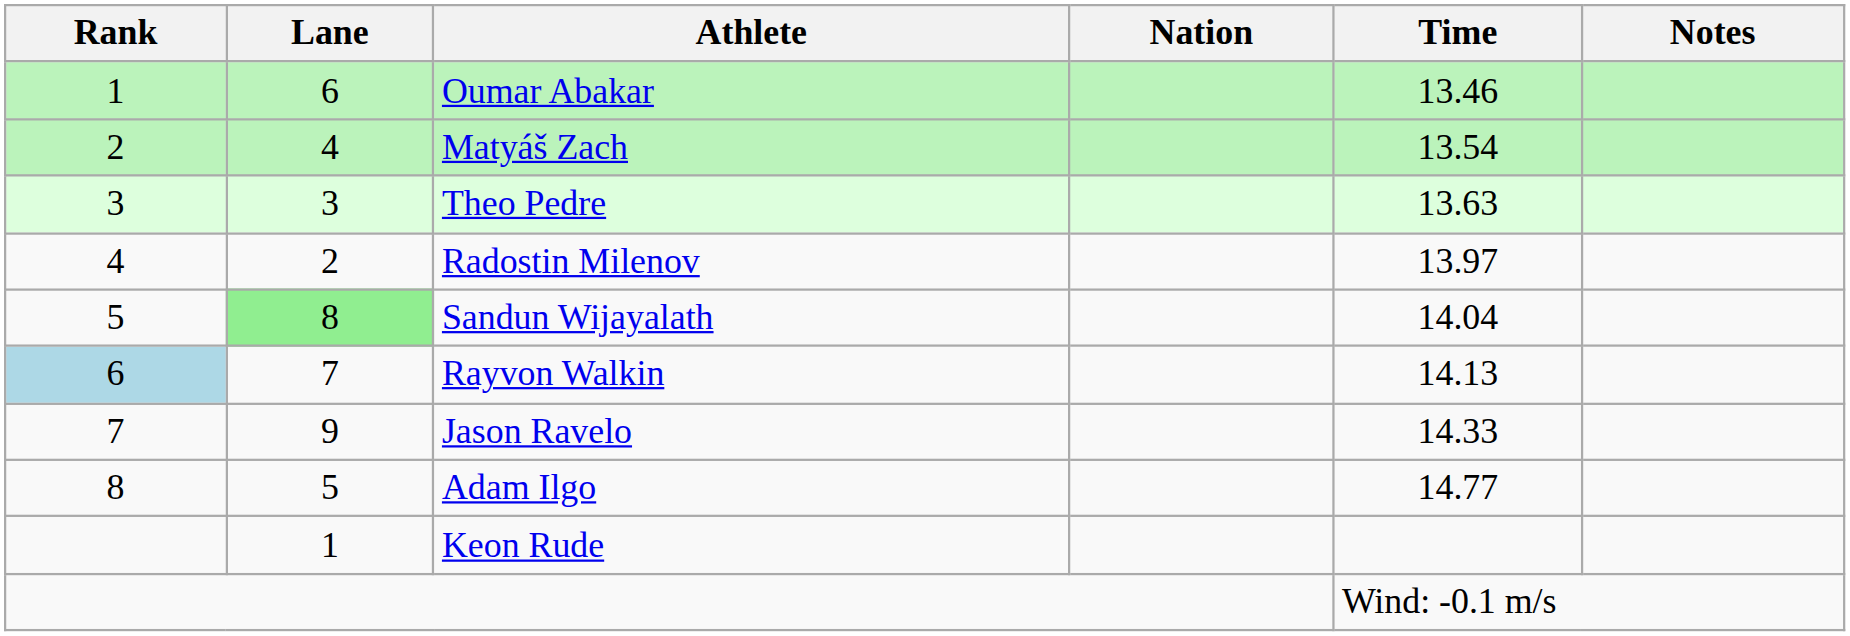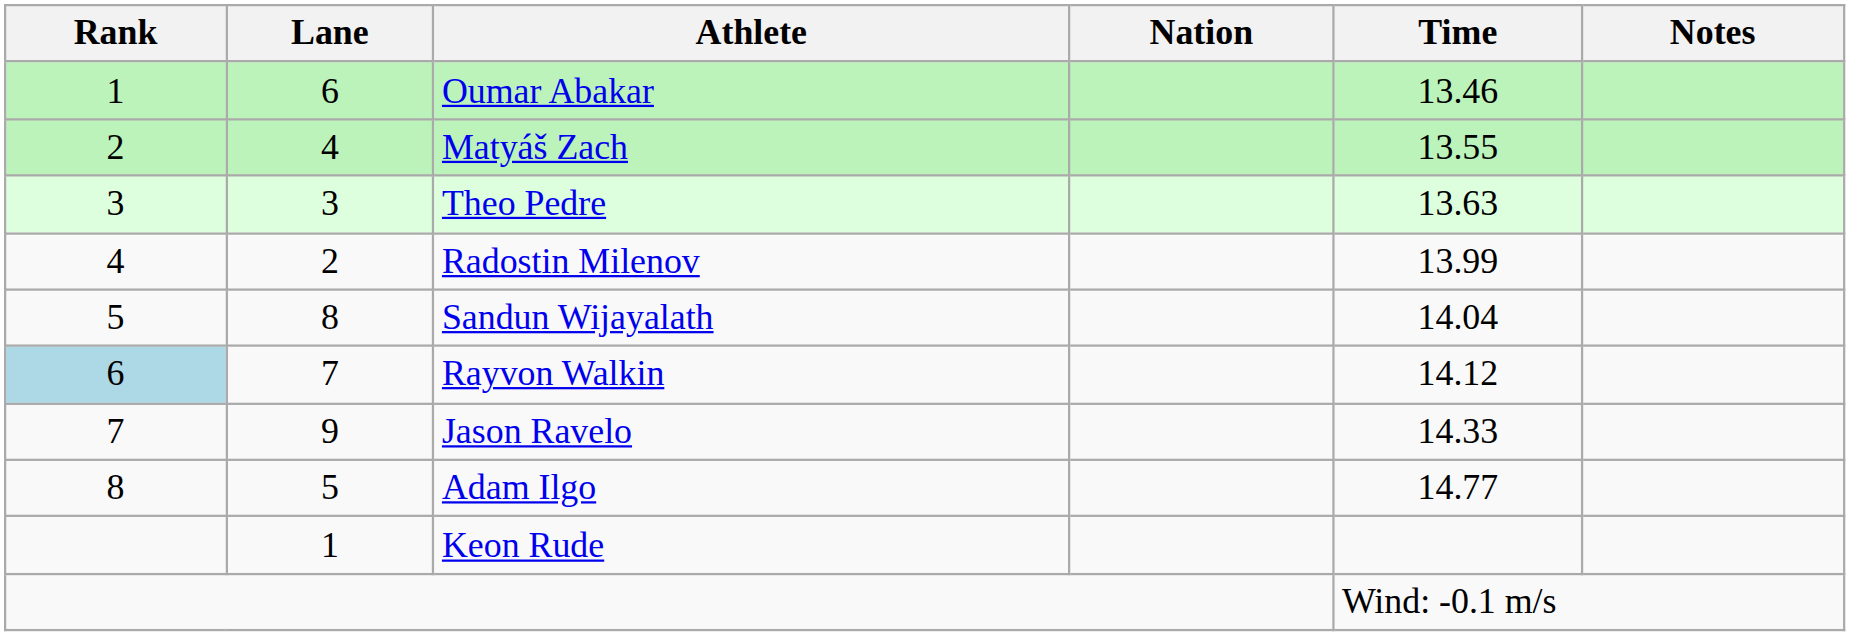(1458, 146) 13.54 -> (1458, 146) 13.55
(1458, 260) 13.97 -> (1458, 260) 13.99
(330, 317) lightgreen background -> (330, 317) no background
(1458, 373) 14.13 -> (1458, 373) 14.12
